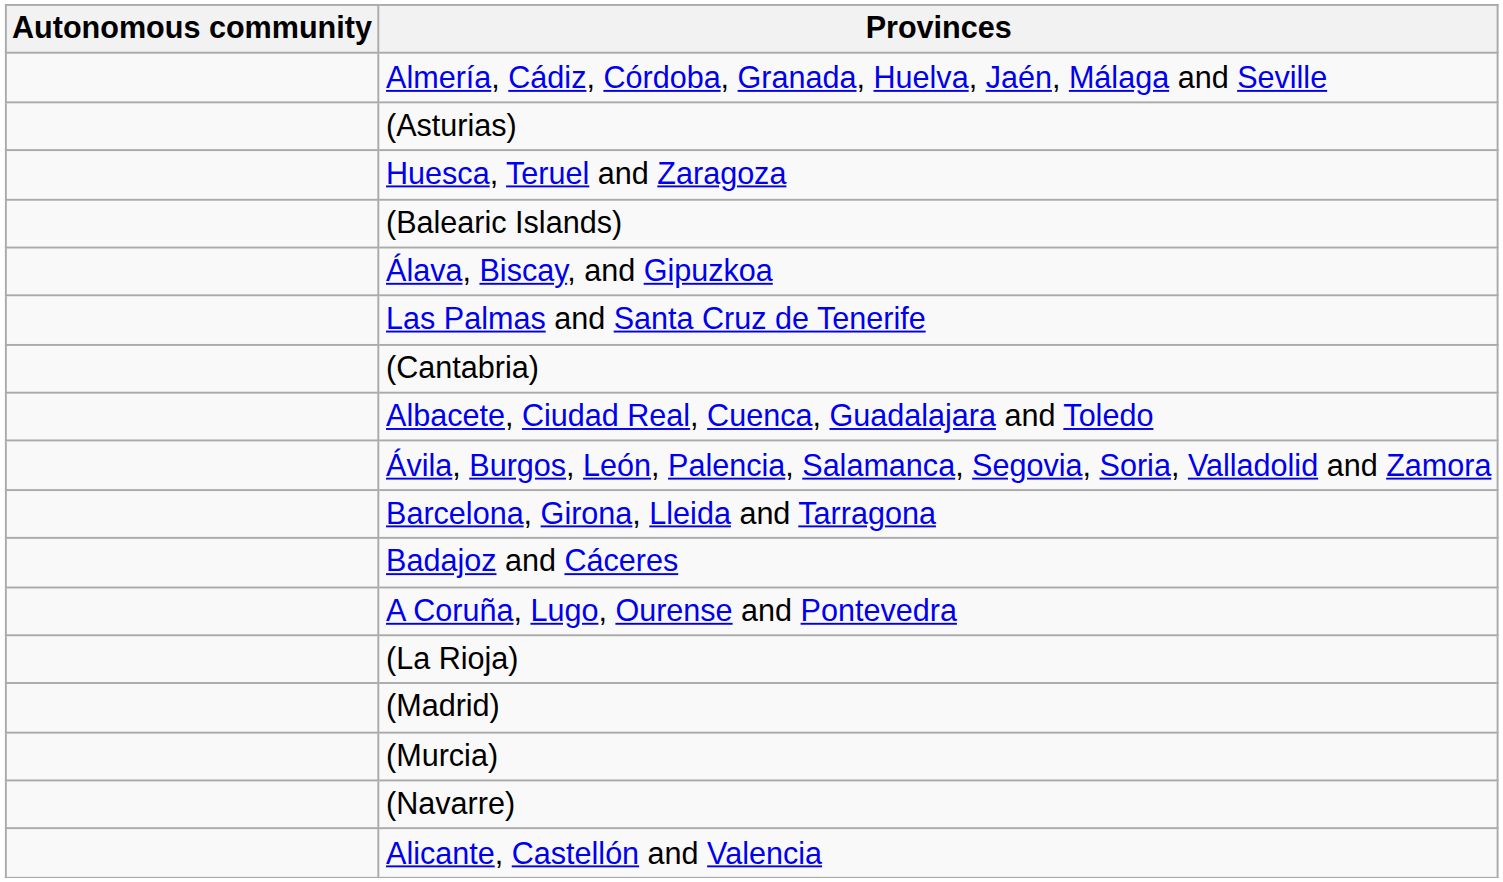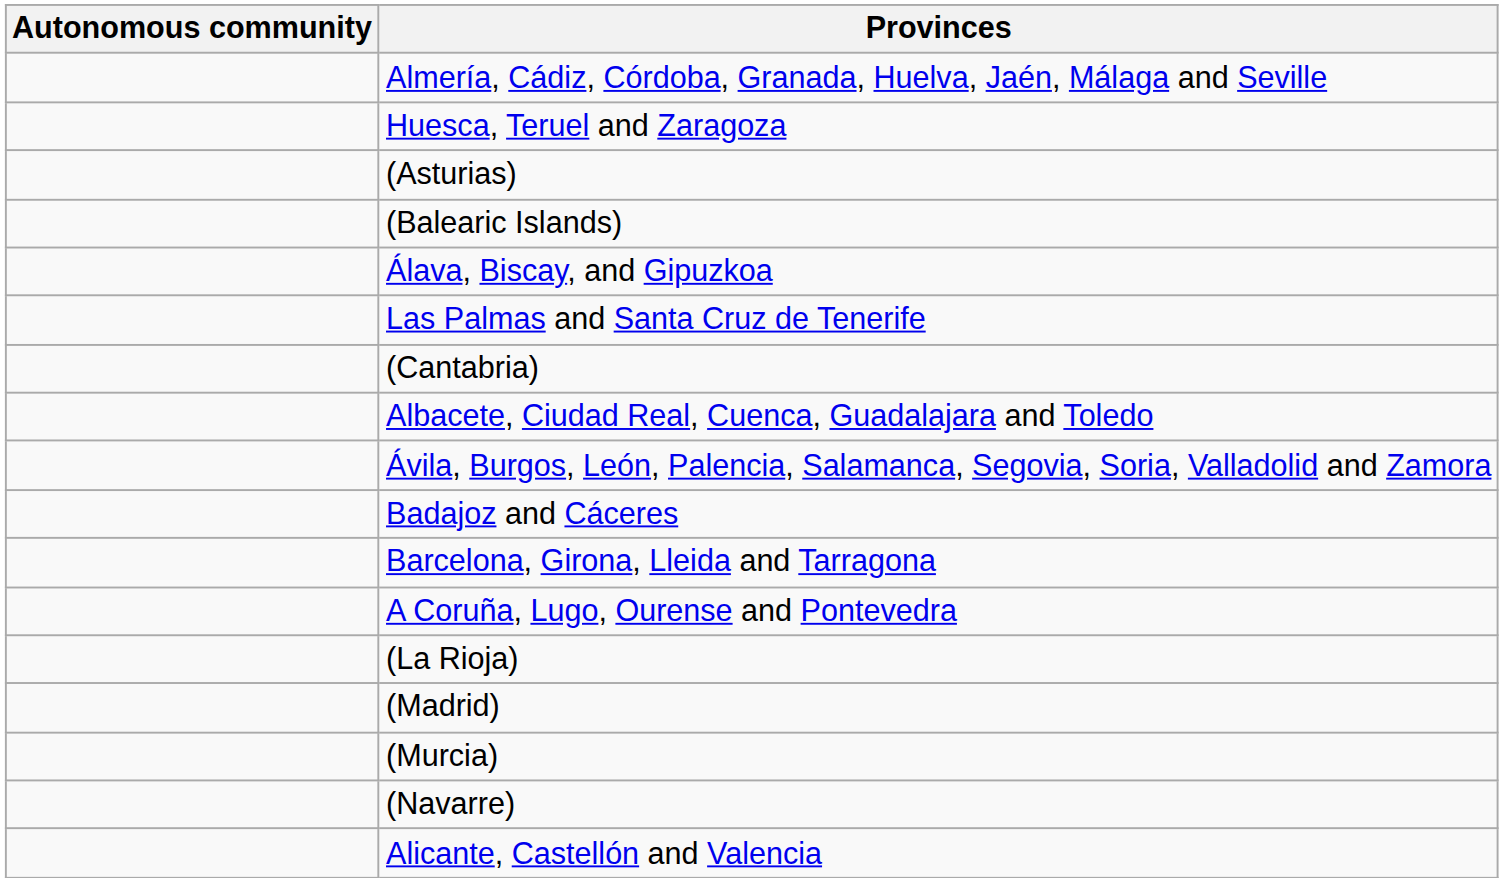rows swapped: (586, 174) <-> (451, 125)
rows swapped: (661, 513) <-> (532, 561)
